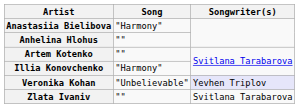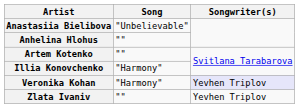(139, 26) "Harmony" -> (152, 26) "Unbelievable"
(152, 82) "Unbelievable" -> (139, 82) "Harmony"
(243, 97) Svitlana Tarabarova -> (230, 97) Yevhen Triplov
